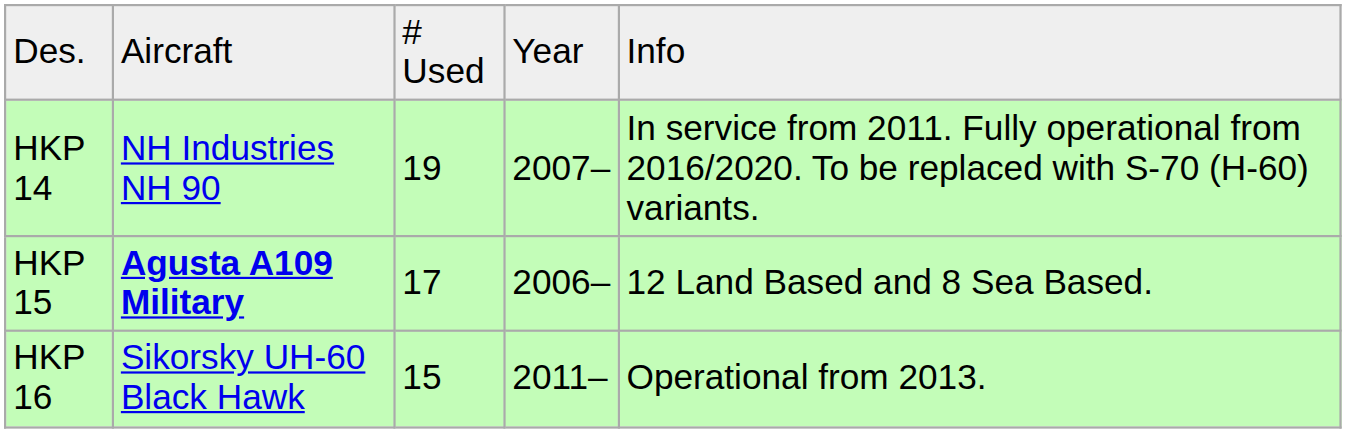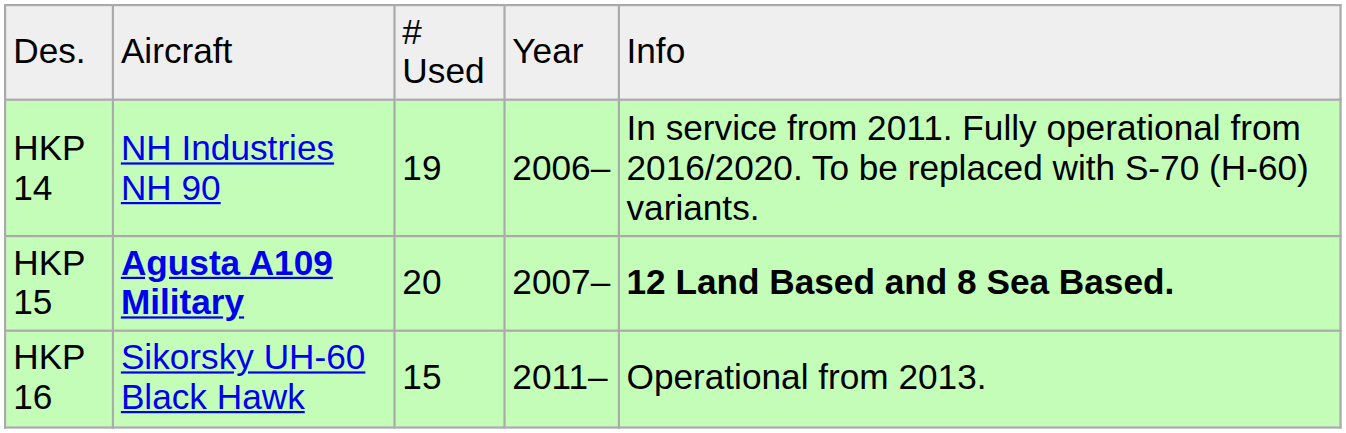(561, 167) 2007– -> (561, 167) 2006–
(422, 282) 17 -> (422, 282) 20
(561, 282) 2006– -> (561, 282) 2007–
(890, 282) normal -> (900, 282) bold
